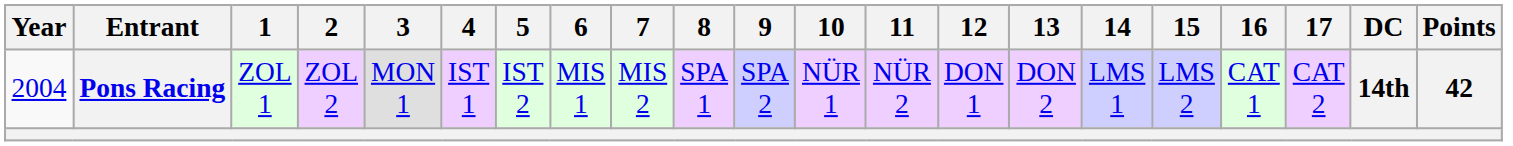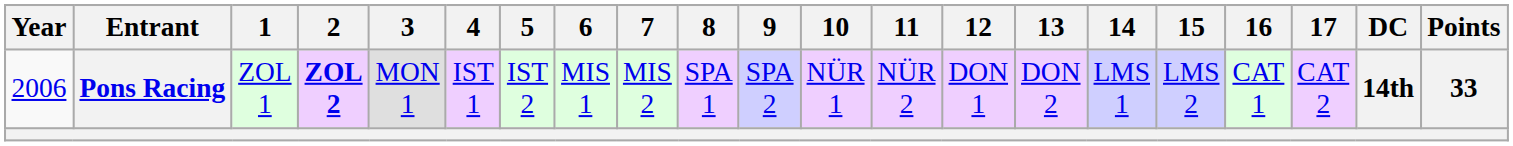(39, 88) 2004 -> (39, 88) 2006
(331, 88) normal -> (334, 88) bold
(1459, 88) 42 -> (1464, 88) 33
